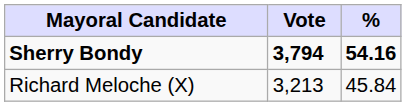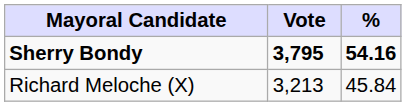(298, 52) 3,794 -> (298, 52) 3,795
